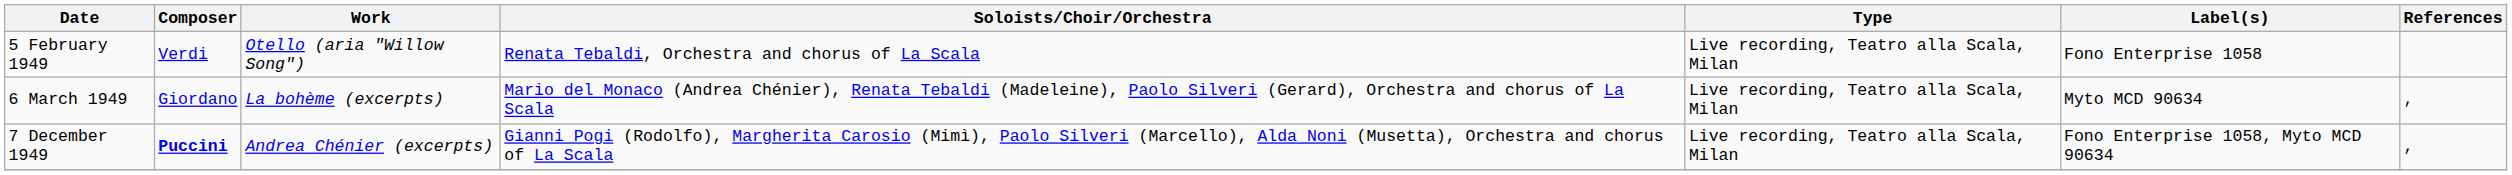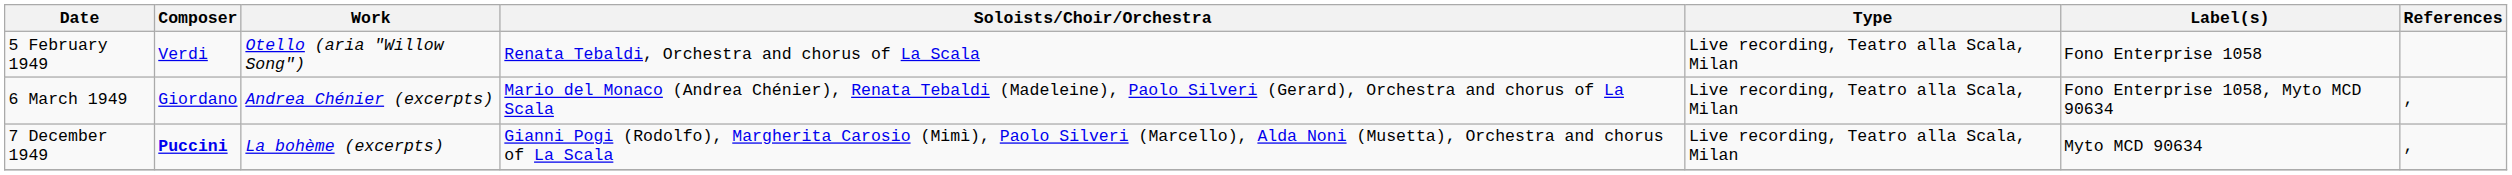(344, 100) La bohème (excerpts) -> (369, 100) Andrea Chénier (excerpts)
(2133, 100) Myto MCD 90634 -> (2213, 100) Fono Enterprise 1058, Myto MCD 90634
(369, 146) Andrea Chénier (excerpts) -> (344, 146) La bohème (excerpts)
(2213, 146) Fono Enterprise 1058, Myto MCD 90634 -> (2133, 146) Myto MCD 90634
